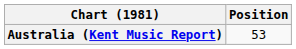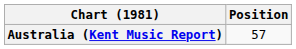(259, 35) 53 -> (259, 35) 57
